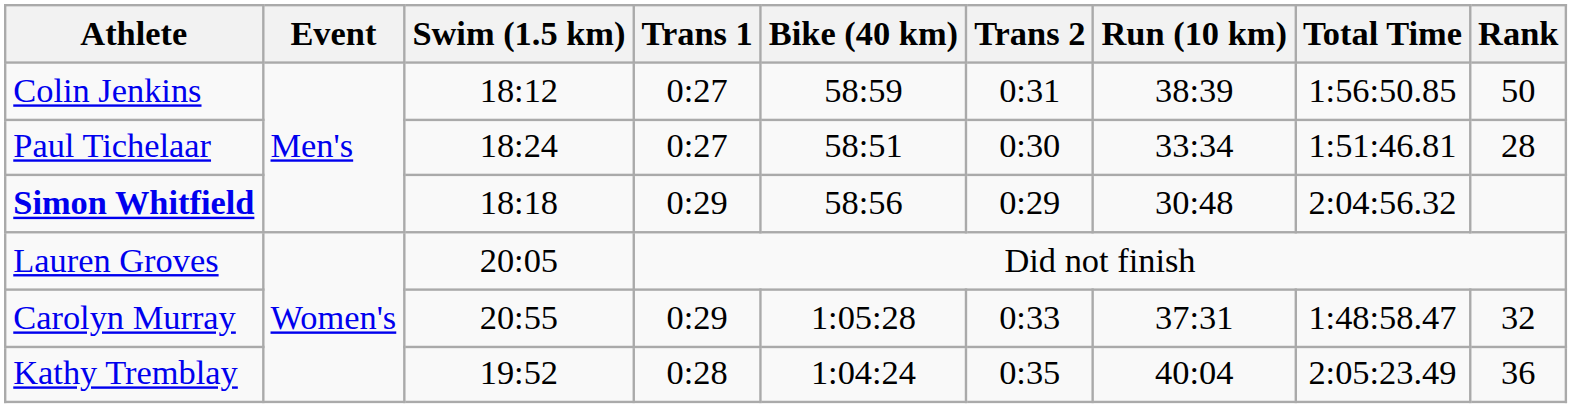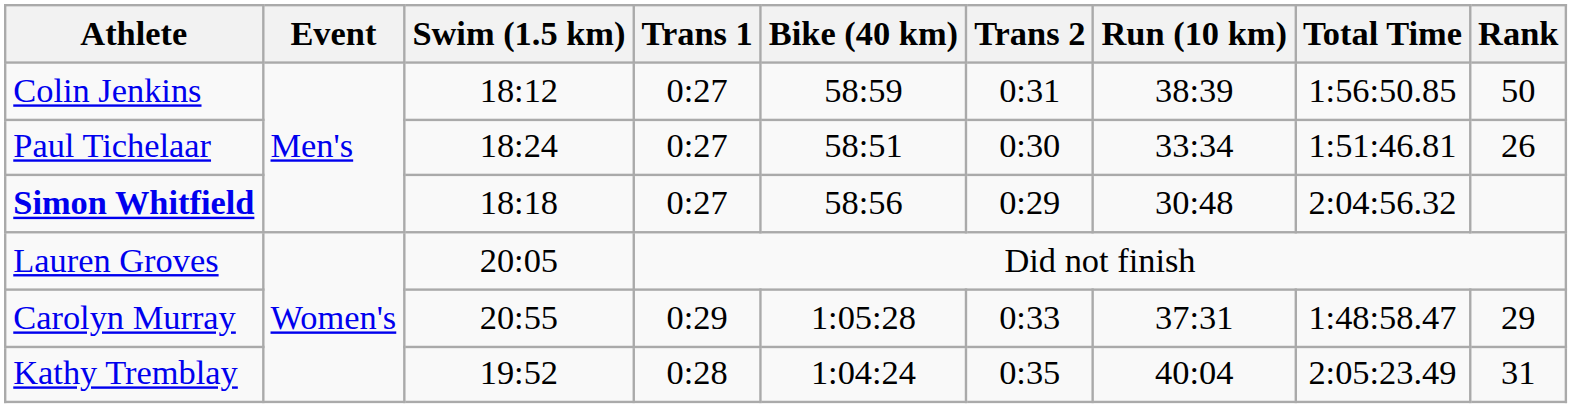(1518, 146) 28 -> (1518, 146) 26
(697, 203) 0:29 -> (697, 203) 0:27
(1518, 317) 32 -> (1518, 317) 29
(1518, 373) 36 -> (1518, 373) 31
